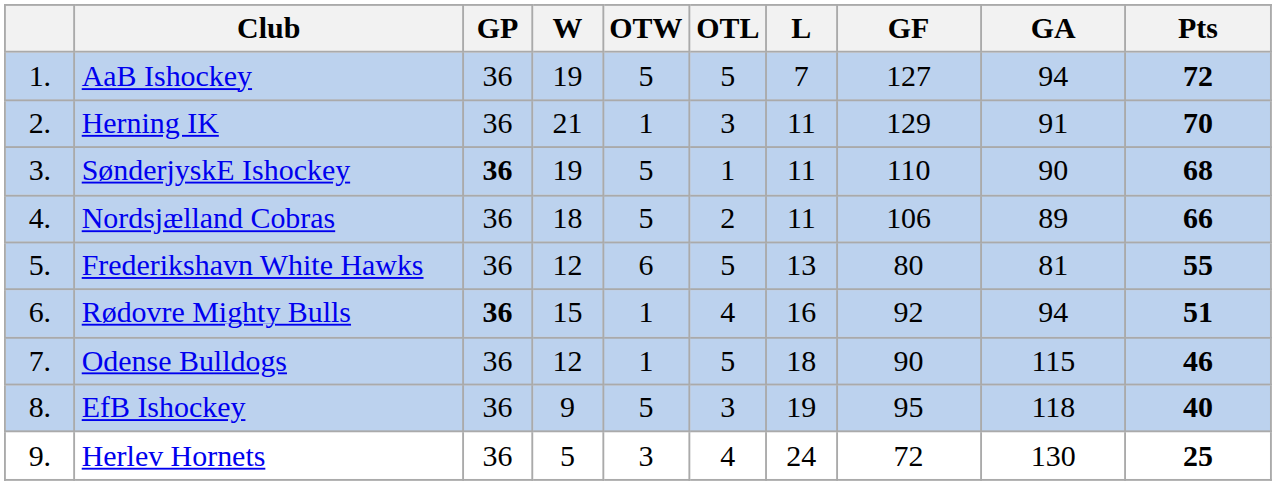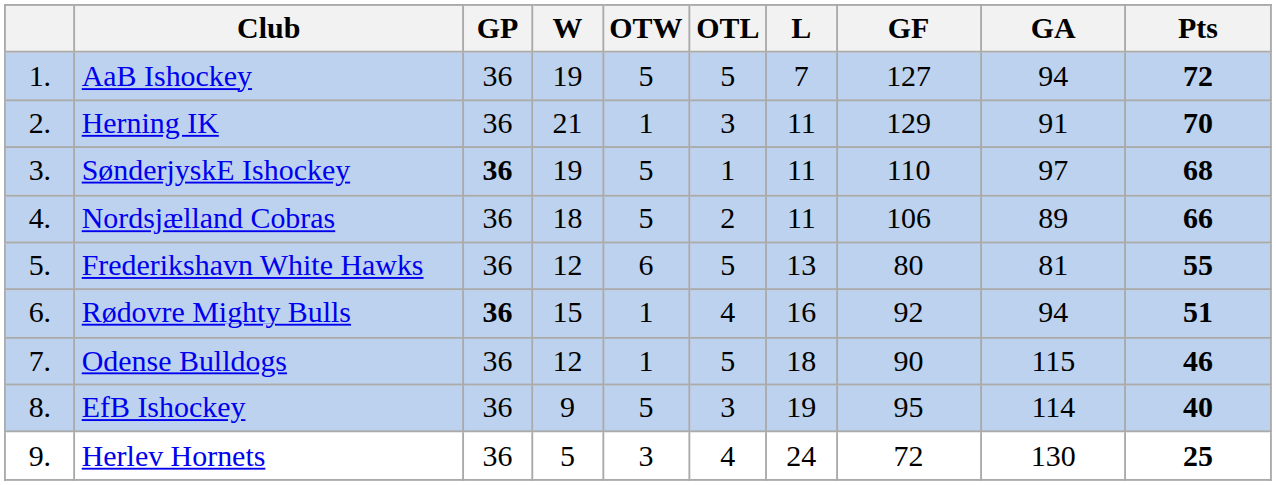(1053, 170) 90 -> (1053, 170) 97
(1053, 407) 118 -> (1053, 407) 114
